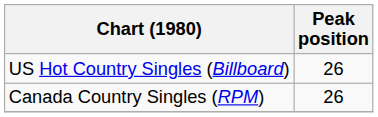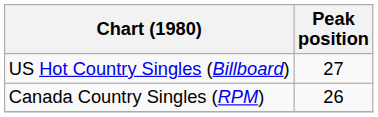(333, 68) 26 -> (333, 68) 27
